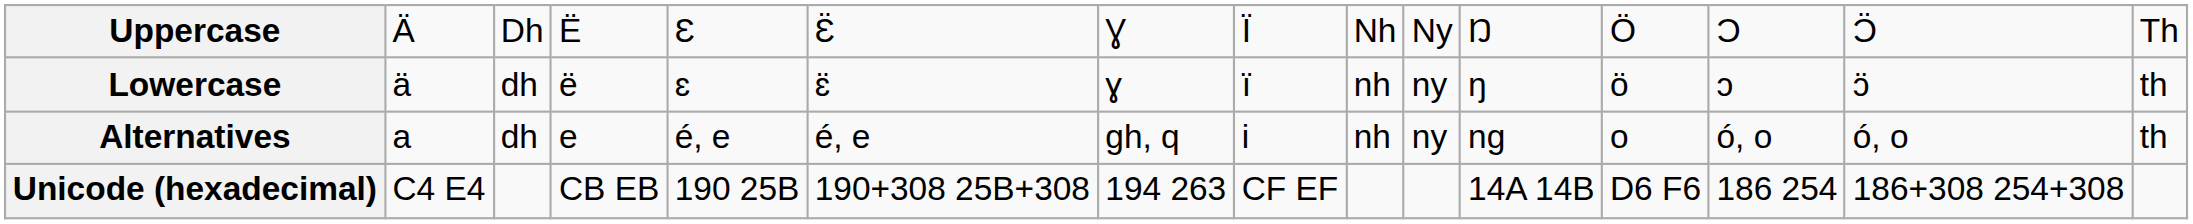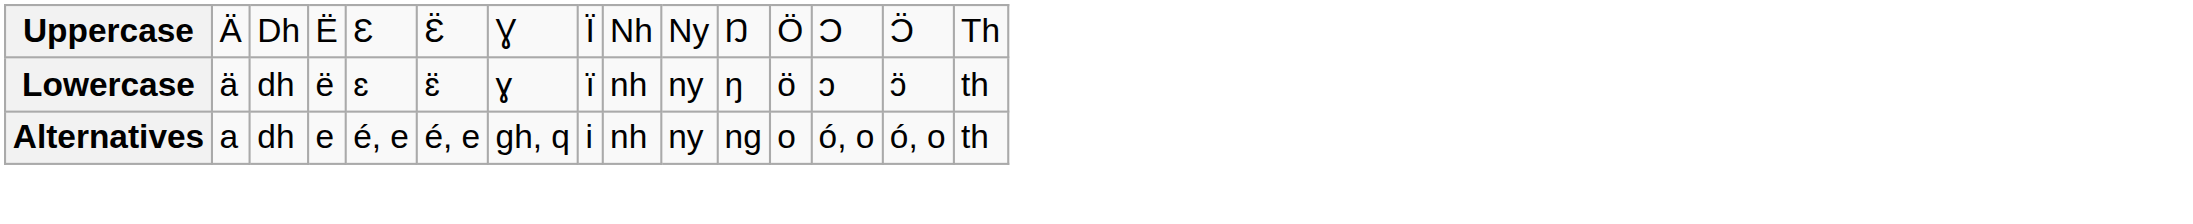- row: (195, 190)
